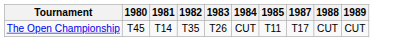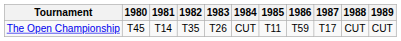+ column: (300, 13)
